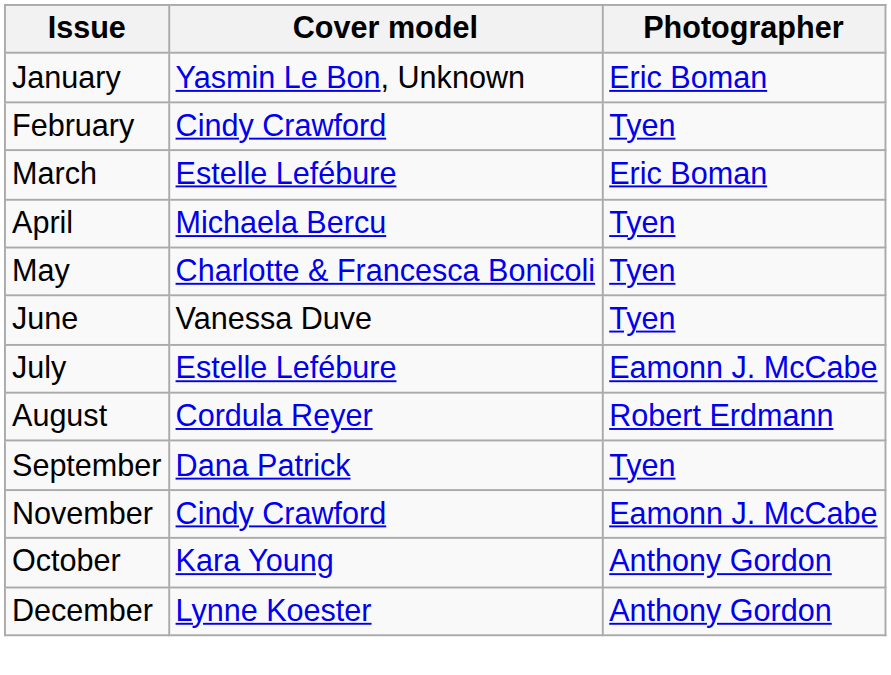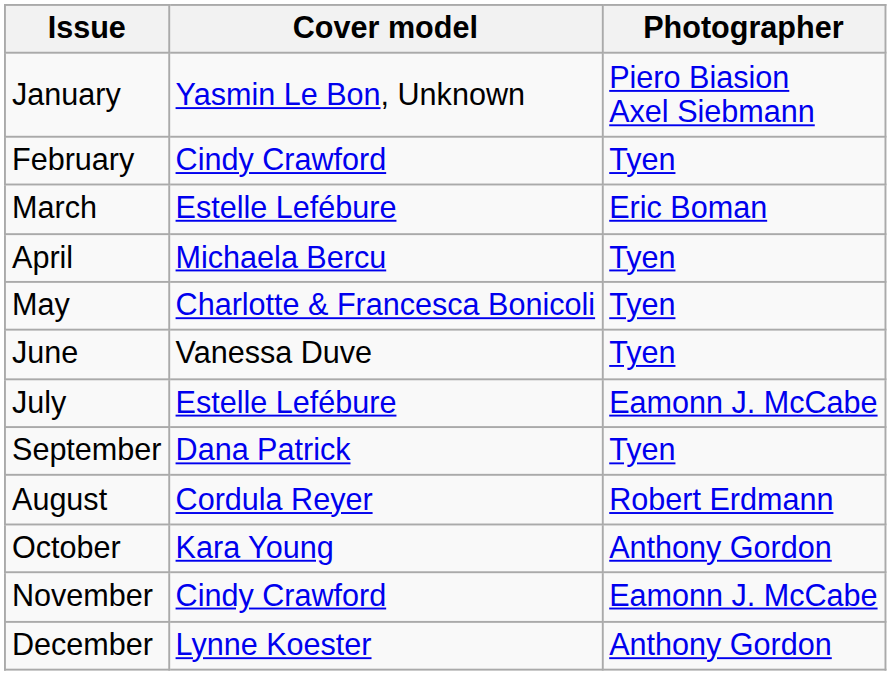(688, 77) Eric Boman -> (712, 94) Piero Biasion Axel Siebmann
rows swapped: (60, 416) <-> (87, 464)
rows swapped: (66, 561) <-> (82, 513)
